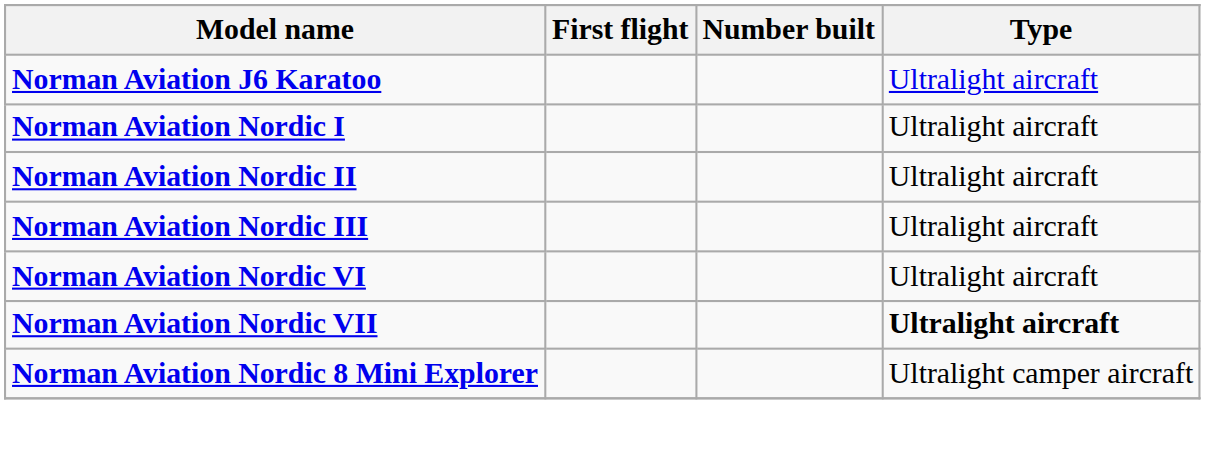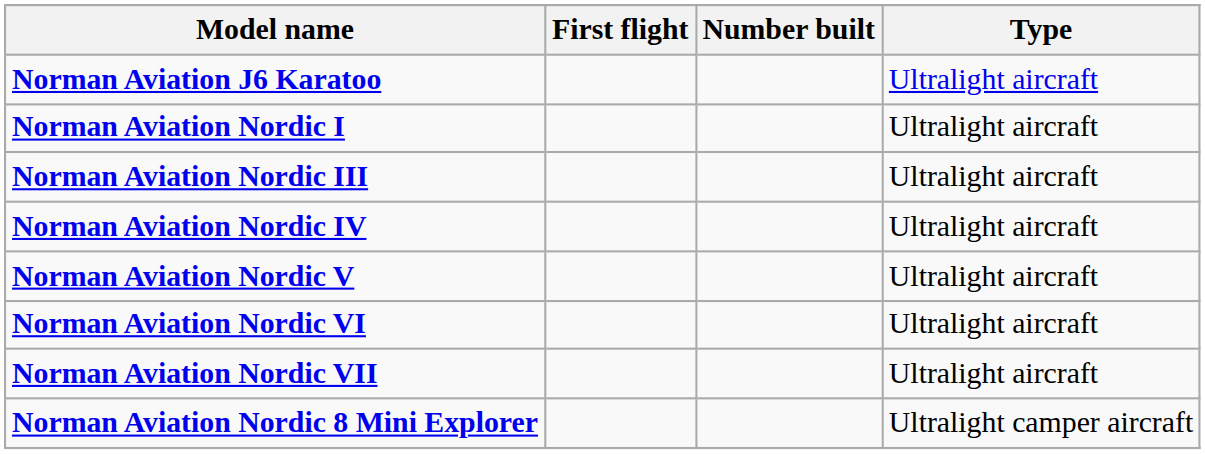- row: (184, 176)
+ row: (189, 226)
+ row: (183, 275)
(1004, 324) bold -> (993, 373) normal
